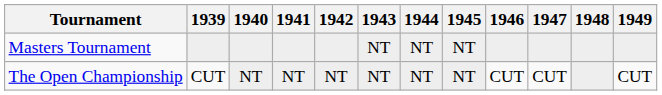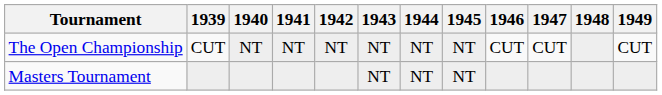rows swapped: (80, 47) <-> (96, 76)
